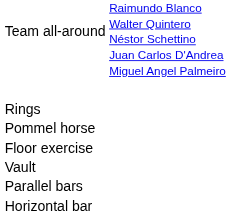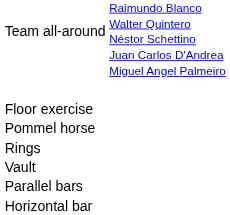rows swapped: (49, 148) <-> (23, 109)
